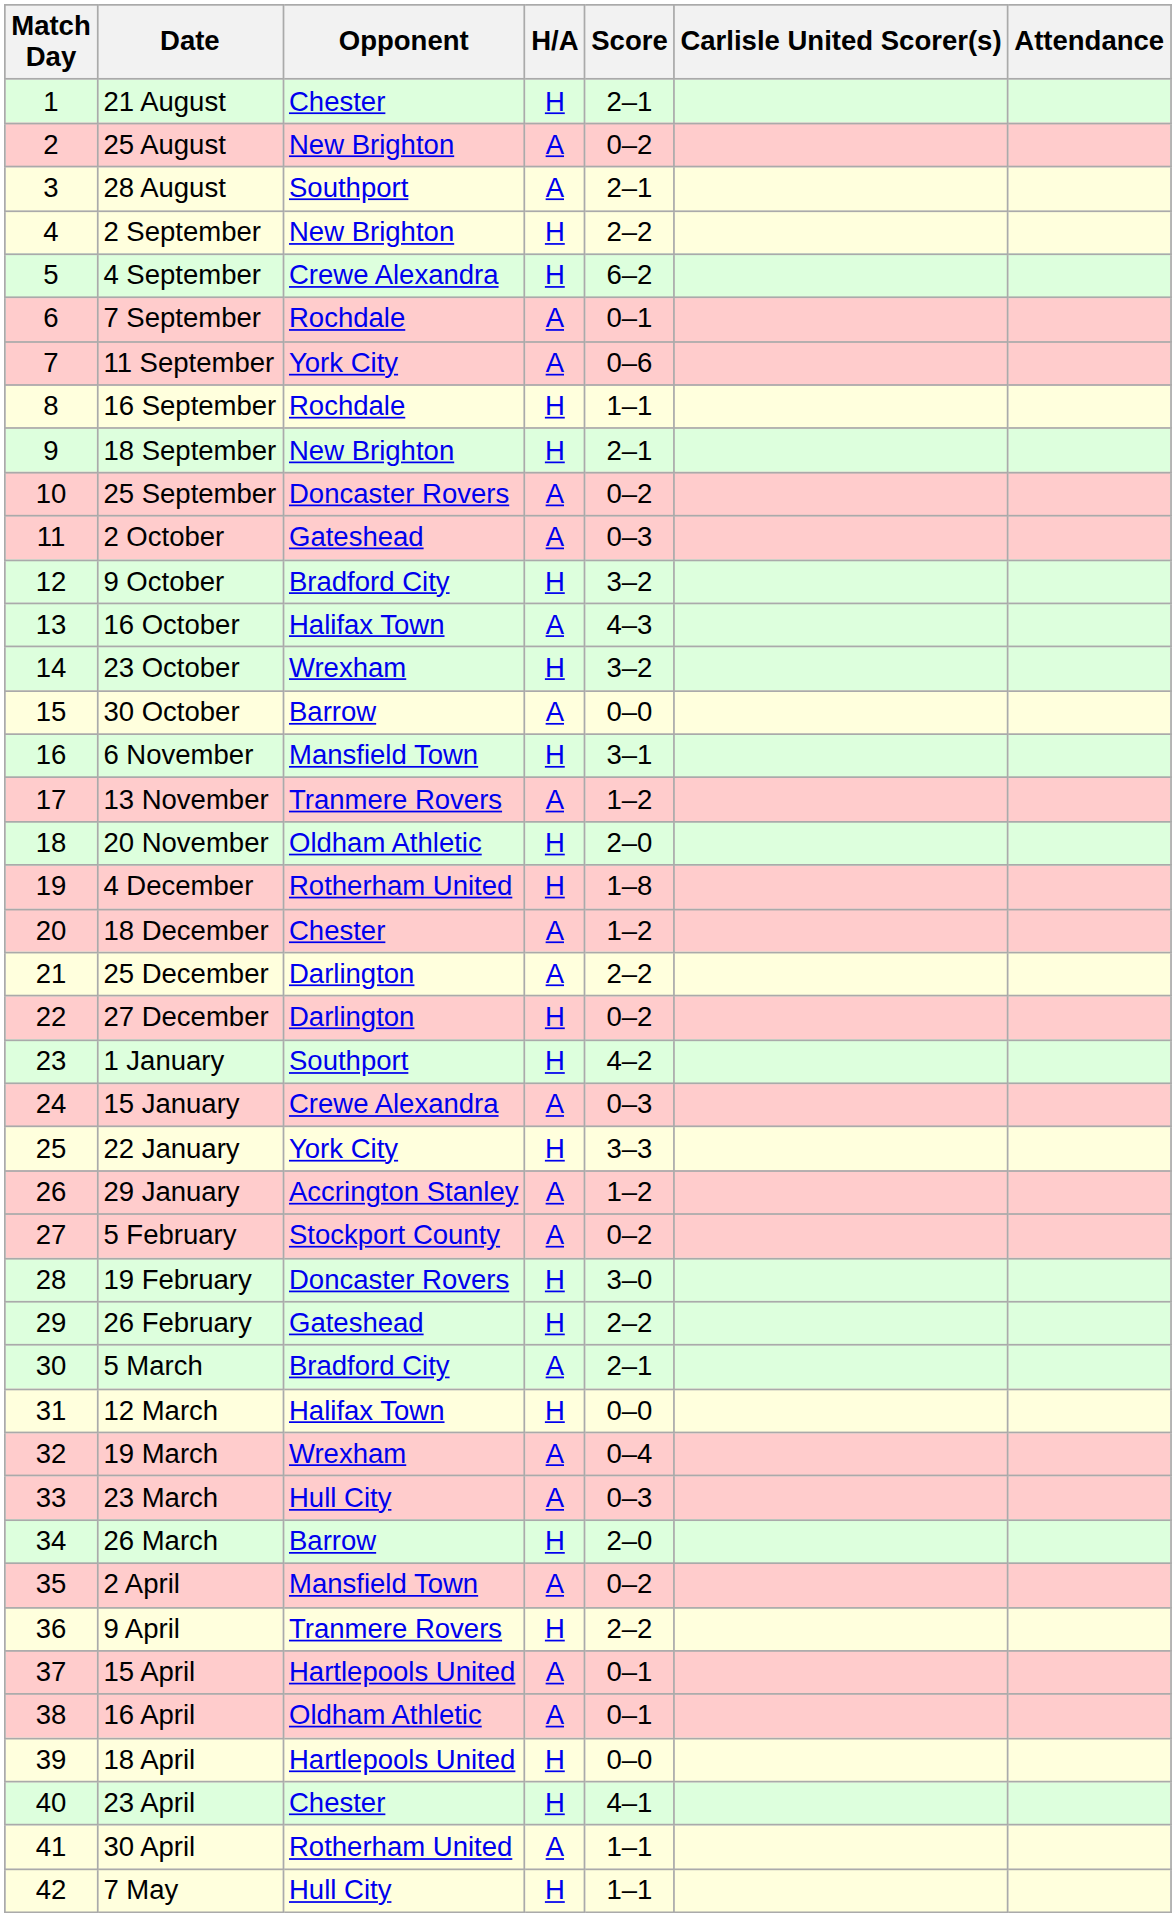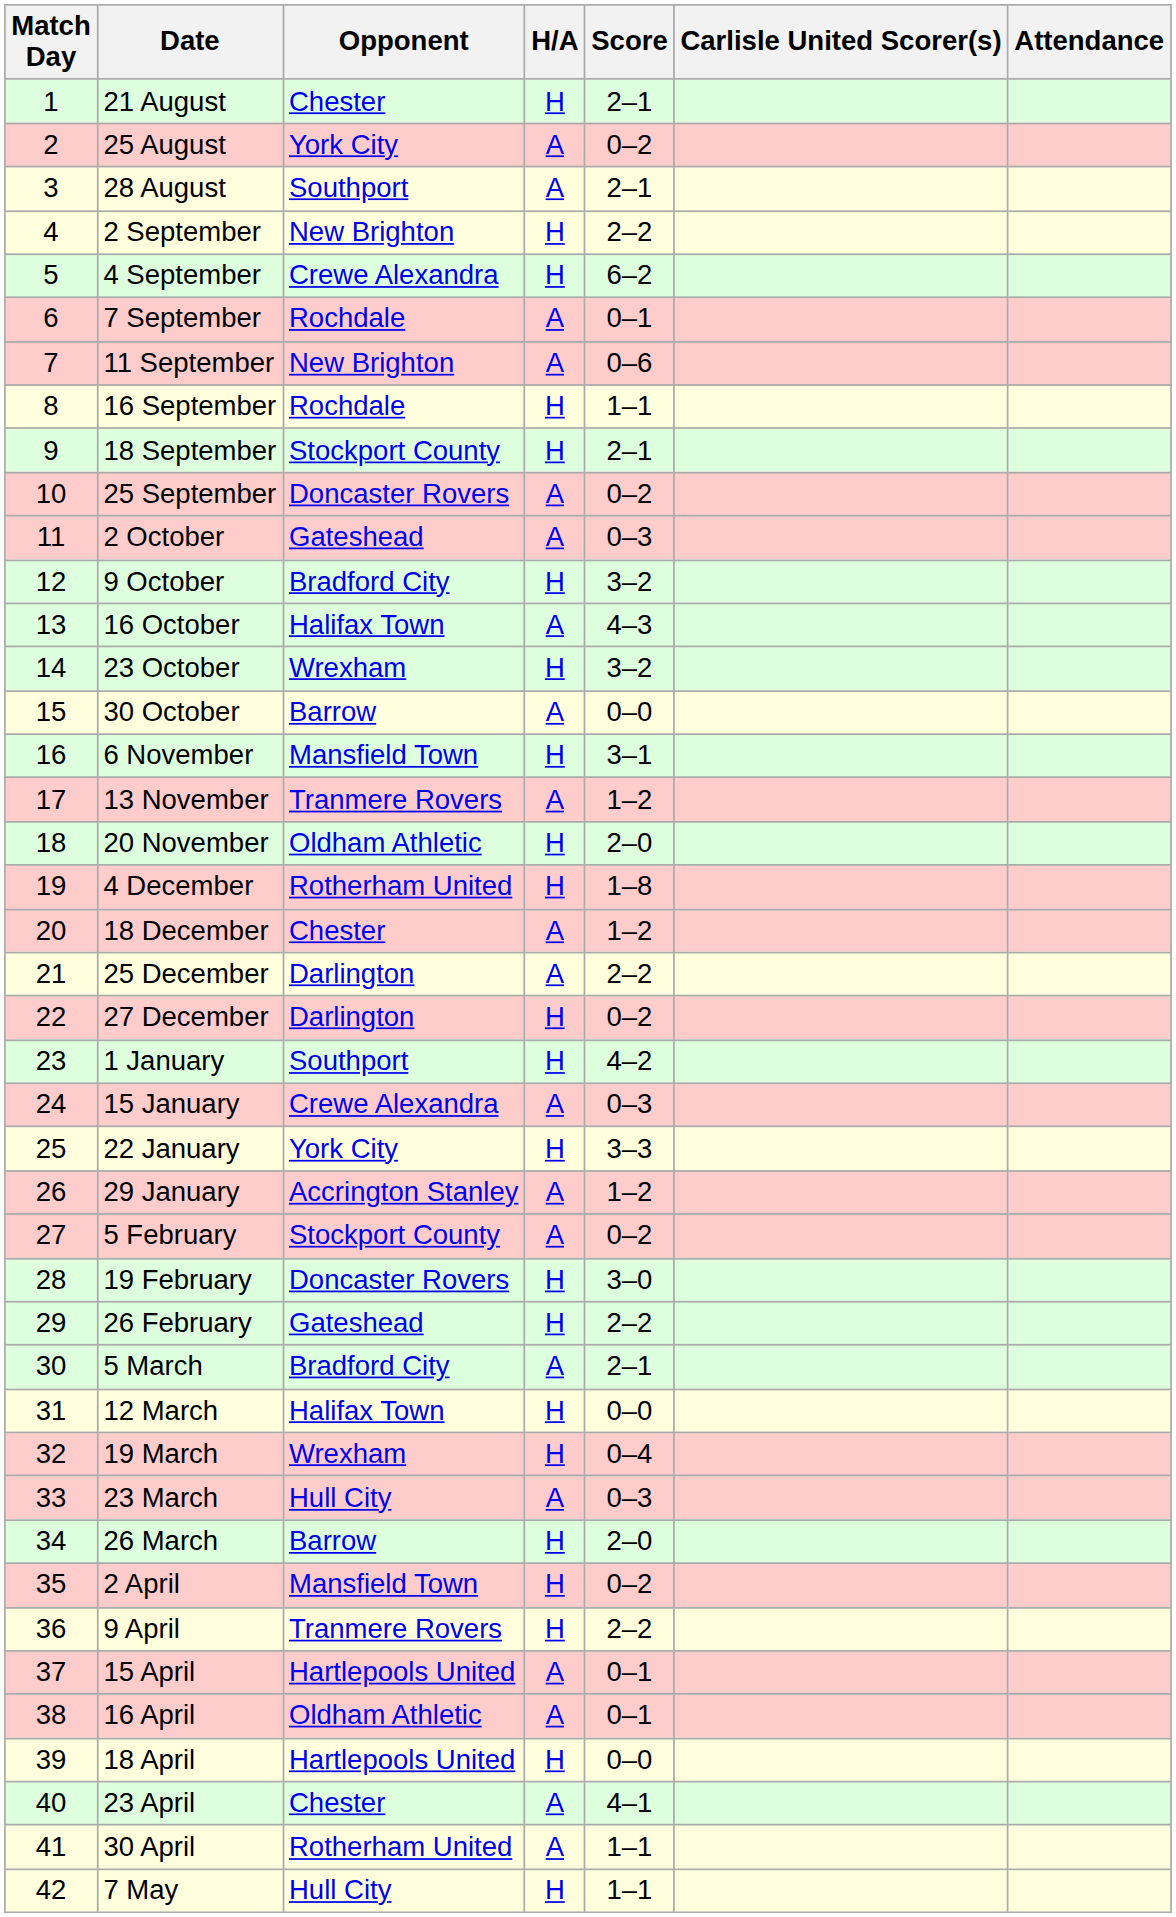(372, 144) New Brighton -> (344, 144) York City
(344, 362) York City -> (372, 362) New Brighton
(372, 450) New Brighton -> (395, 450) Stockport County
(555, 1453) A -> (555, 1453) H
(555, 1584) A -> (555, 1584) H
(555, 1803) H -> (555, 1803) A
